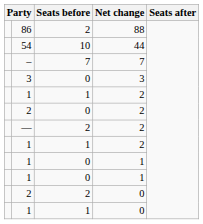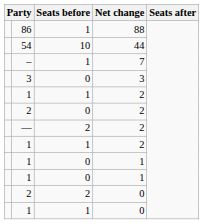(88, 29) 2 -> (88, 29) 1
(88, 62) 7 -> (88, 62) 1
